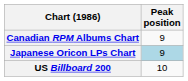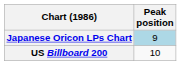- row: (73, 38)
